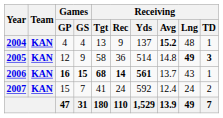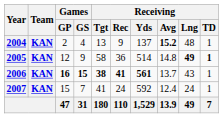(65, 43) 4 -> (65, 43) 2
(209, 58) 3 -> (209, 58) 1
(101, 74) 68 -> (101, 74) 38
(121, 74) 14 -> (121, 74) 41
(209, 89) 2 -> (209, 89) 1
